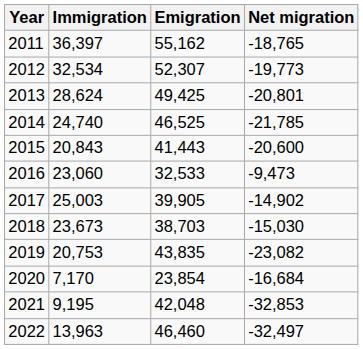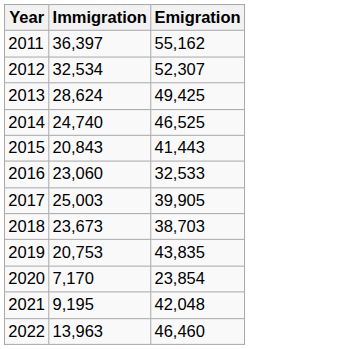- column: (301, 17)
